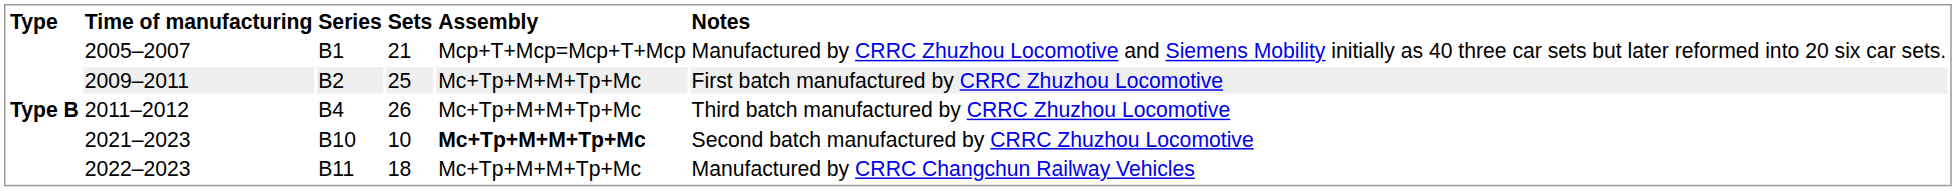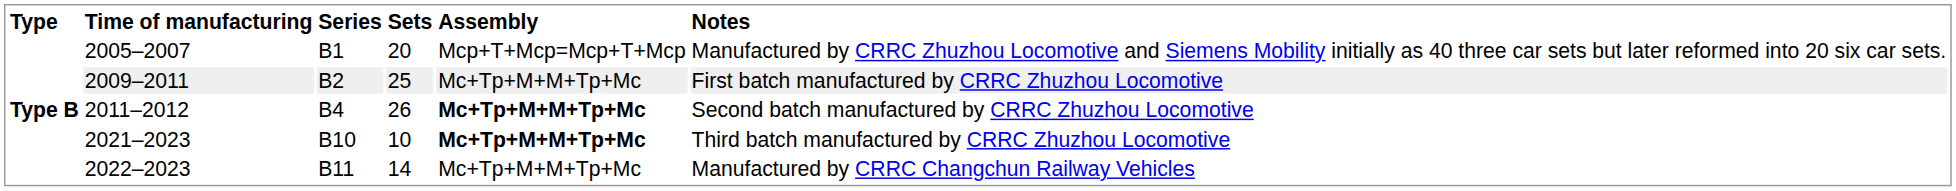(399, 51) 21 -> (399, 51) 20
(540, 110) normal -> (542, 110) bold
(961, 110) Third batch manufactured by CRRC Zhuzhou Locomotive -> (973, 110) Second batch manufactured by CRRC Zhuzhou Locomotive
(973, 139) Second batch manufactured by CRRC Zhuzhou Locomotive -> (961, 139) Third batch manufactured by CRRC Zhuzhou Locomotive
(399, 169) 18 -> (399, 169) 14
